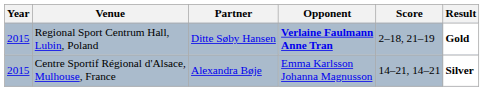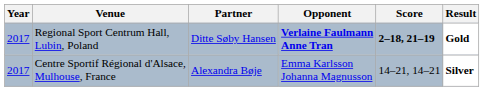(18, 39) 2015 -> (18, 39) 2017
(407, 39) normal -> (407, 39) bold
(18, 71) 2015 -> (18, 71) 2017
